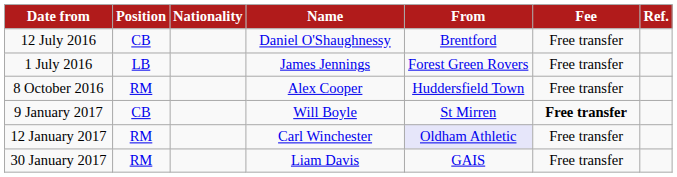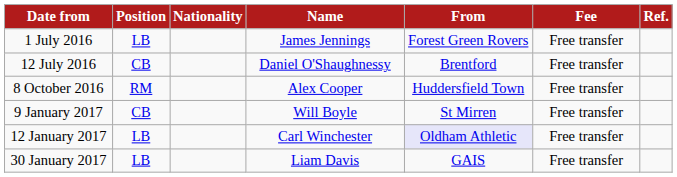rows swapped: (58, 64) <-> (58, 40)
(586, 112) bold -> (586, 112) normal
(141, 136) RM -> (141, 136) LB
(141, 160) RM -> (141, 160) LB
